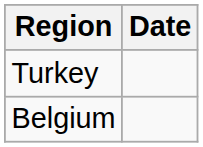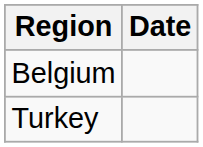rows swapped: (64, 118) <-> (55, 73)
